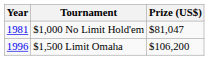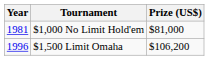(166, 30) $81,047 -> (166, 30) $81,000
